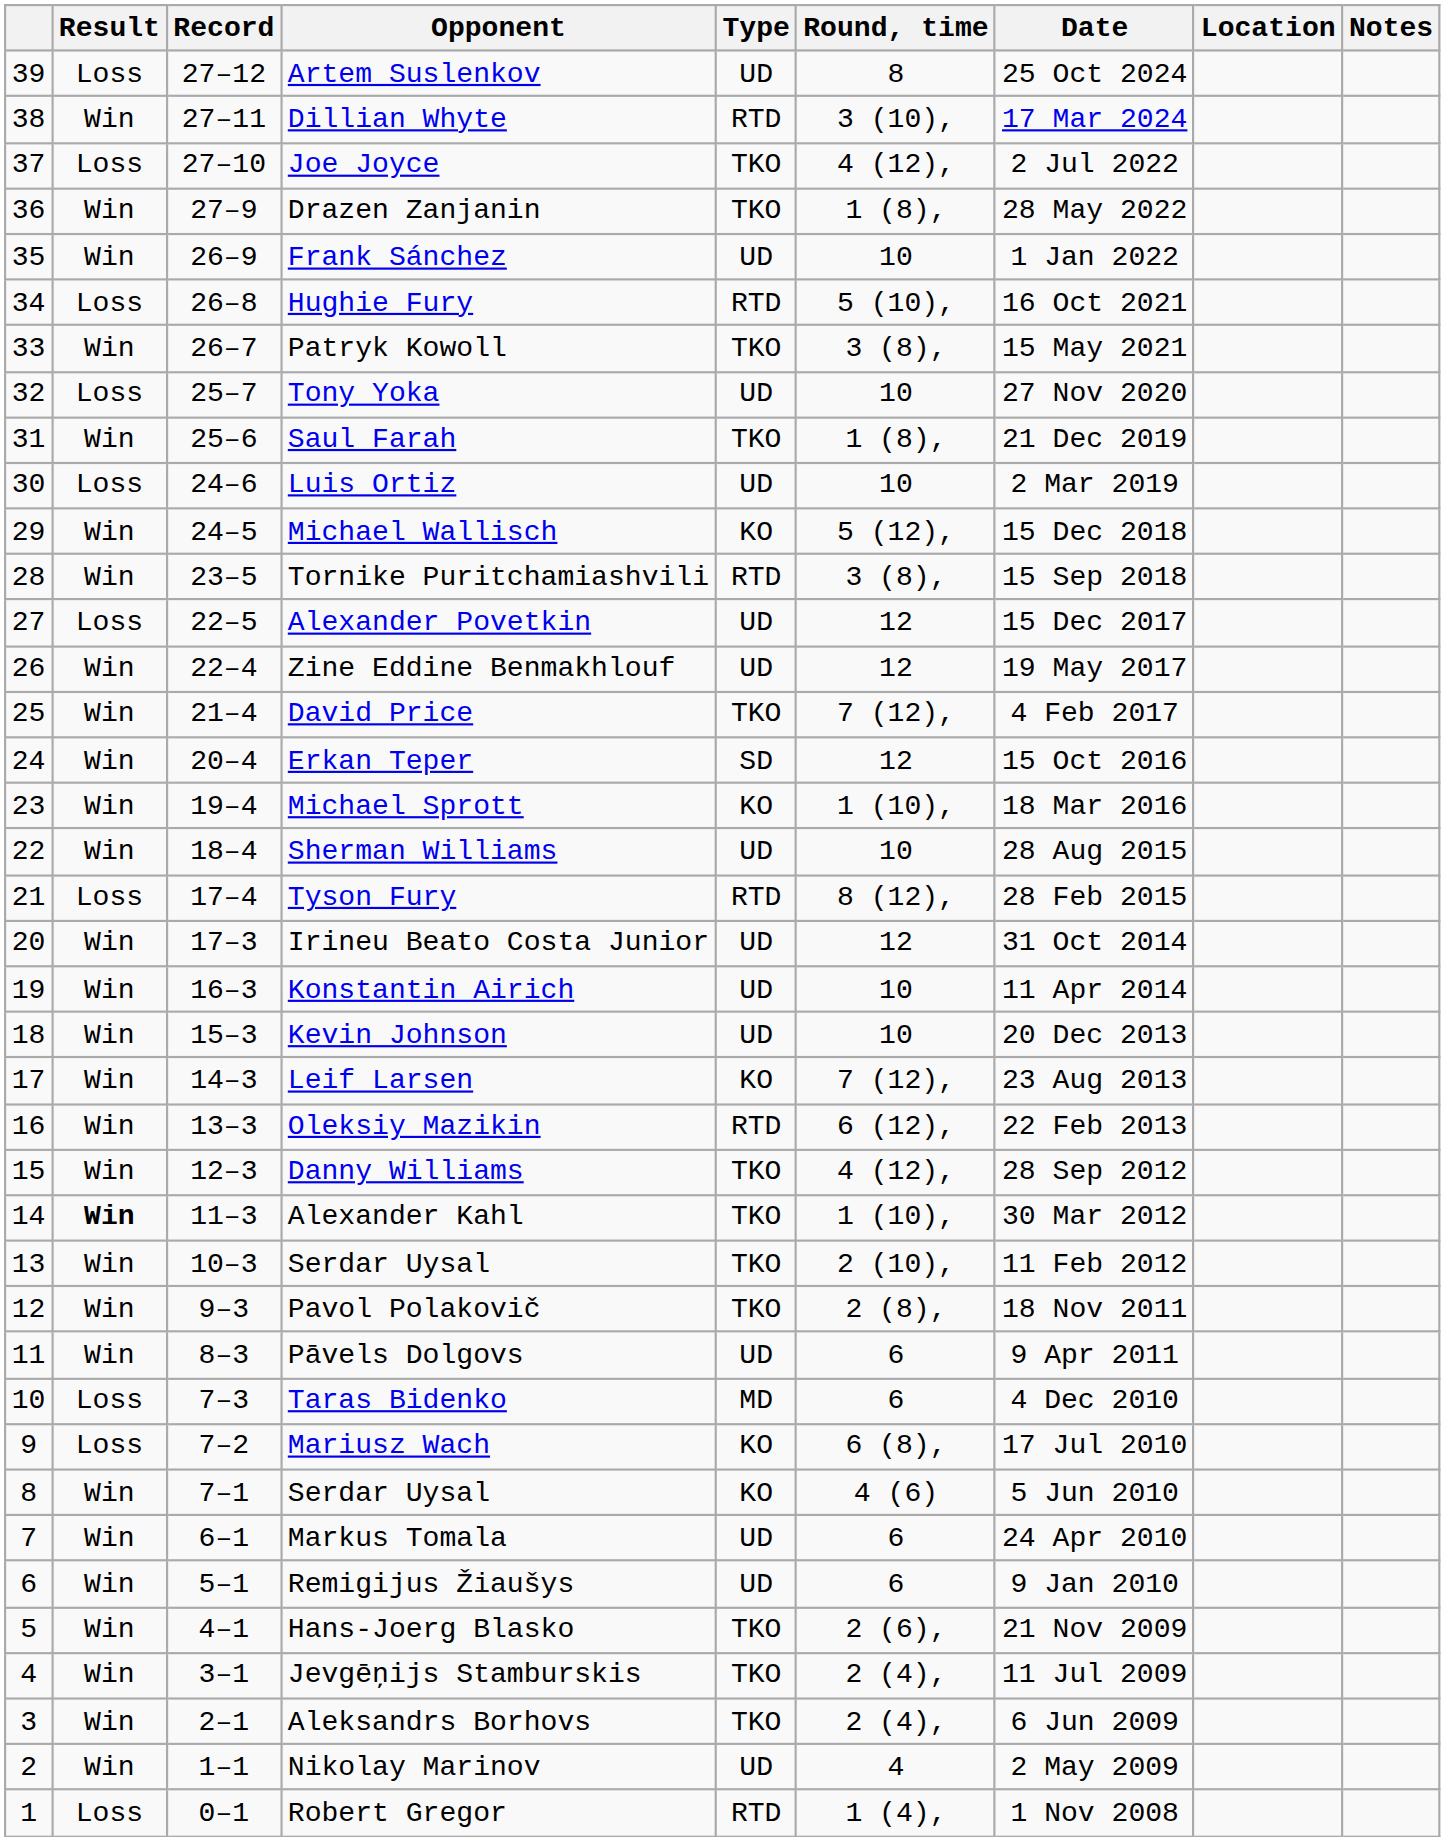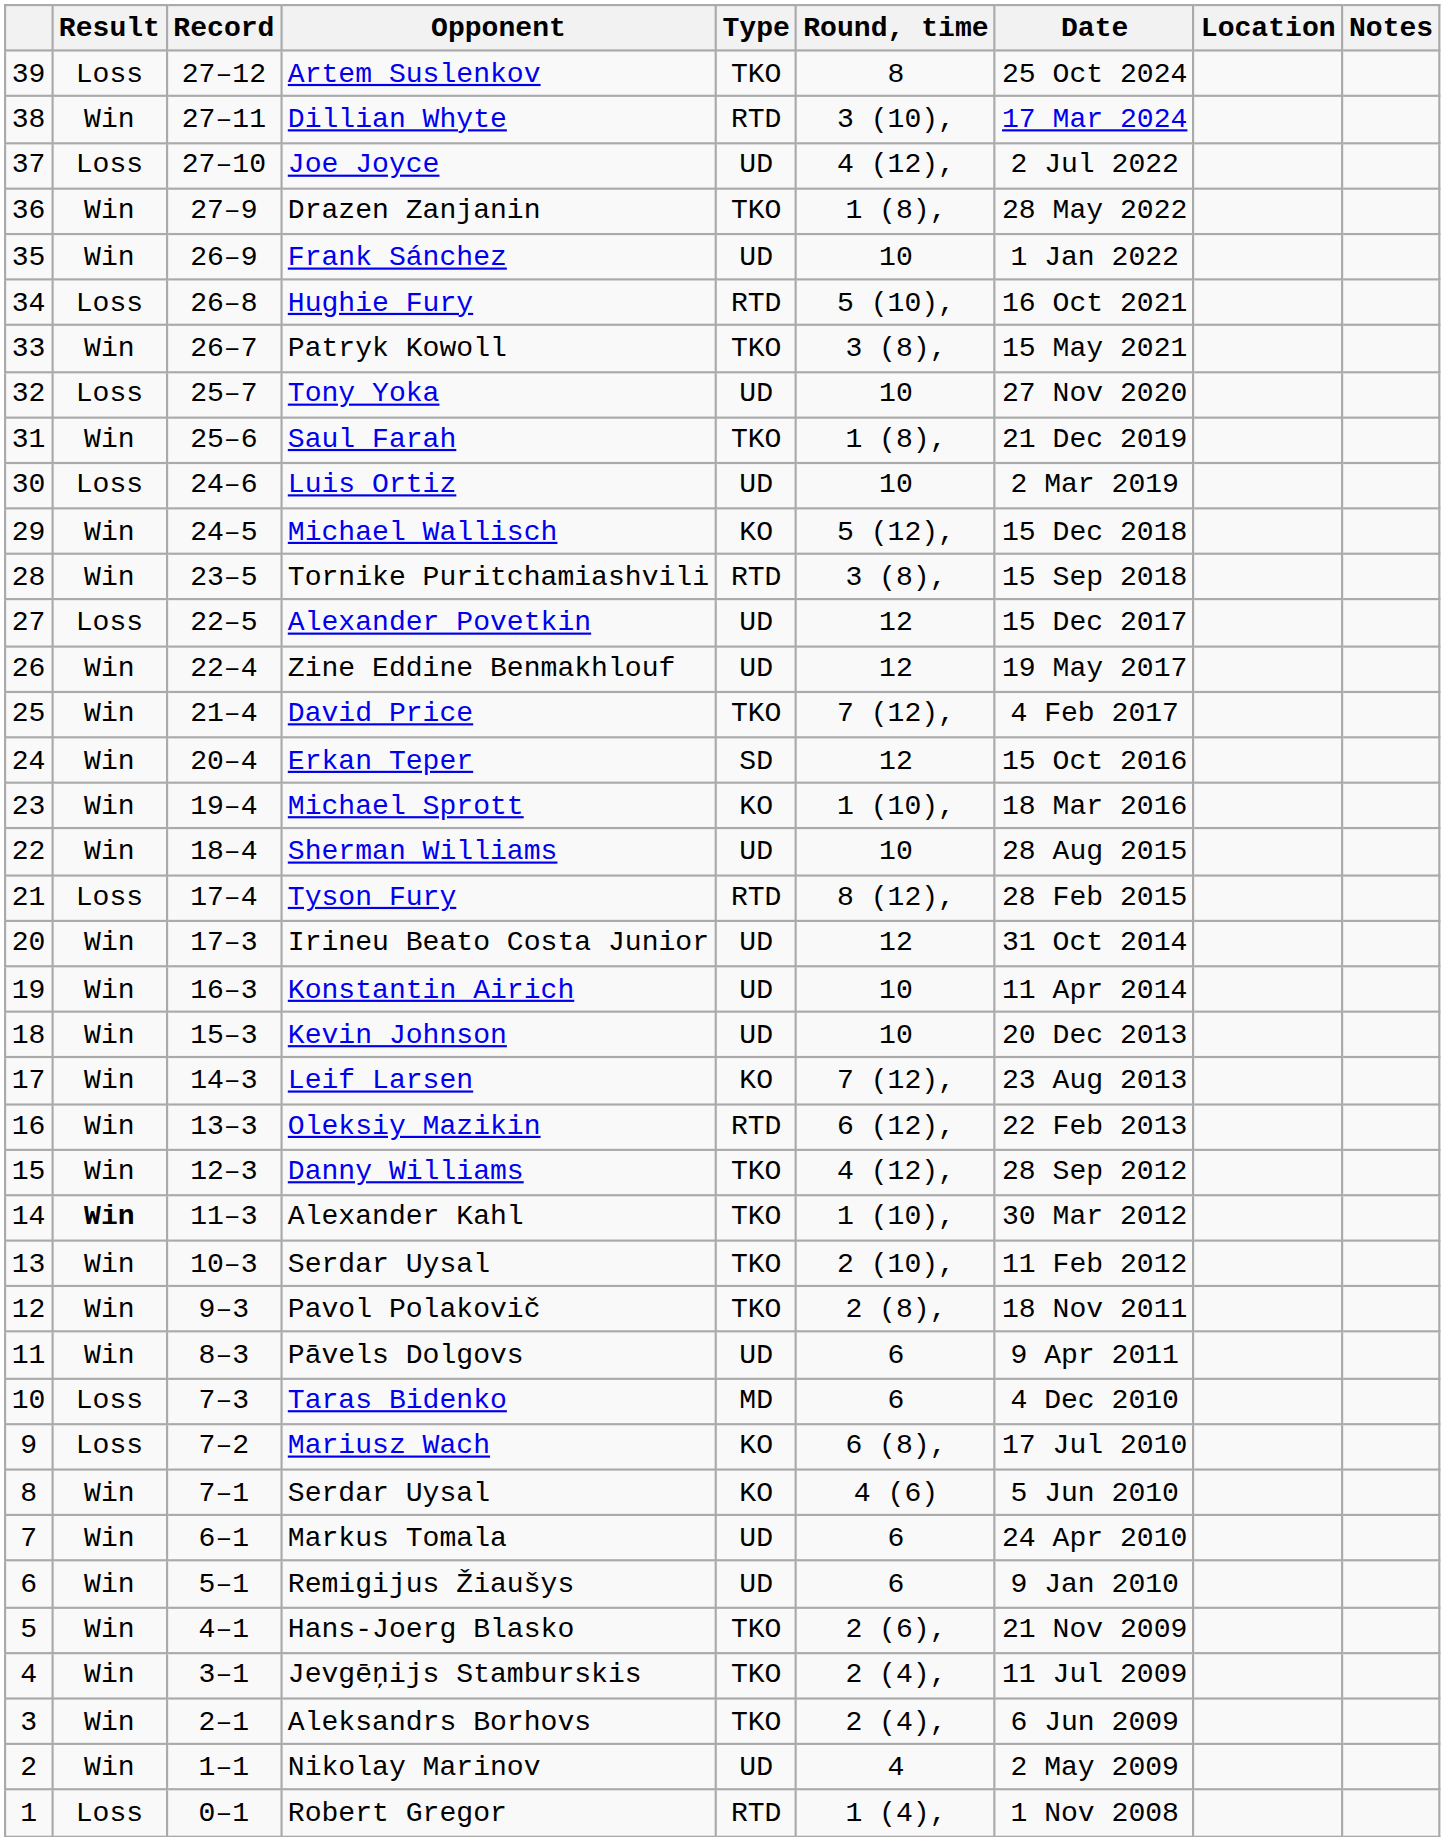(756, 74) UD -> (756, 74) TKO
(756, 165) TKO -> (756, 165) UD
